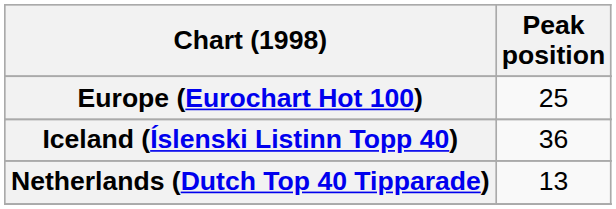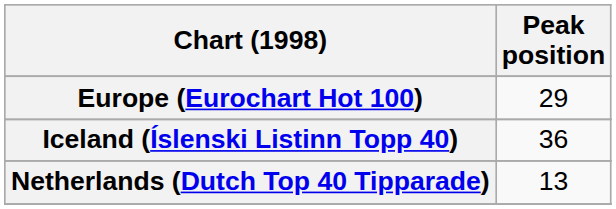(553, 97) 25 -> (553, 97) 29
